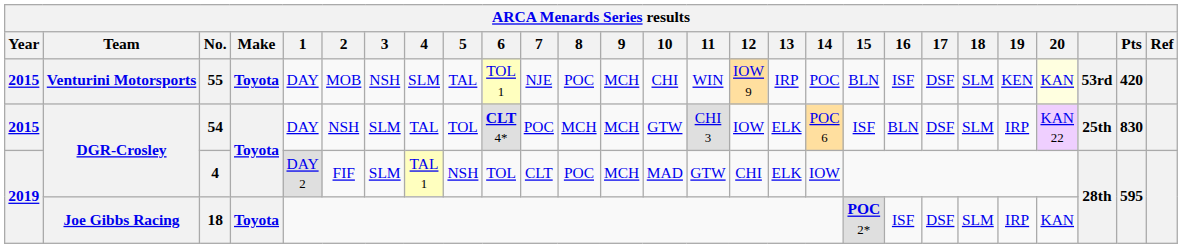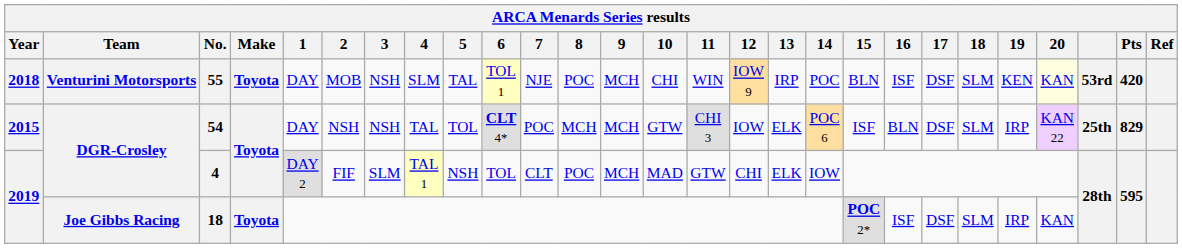(24, 81) 2015 -> (24, 81) 2018
(385, 127) SLM -> (385, 127) NSH
(1132, 127) 830 -> (1132, 127) 829
